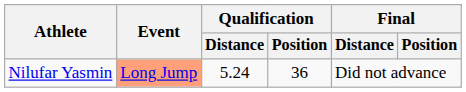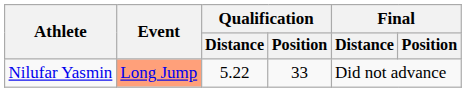(235, 73) 5.24 -> (235, 73) 5.22
(300, 73) 36 -> (300, 73) 33
